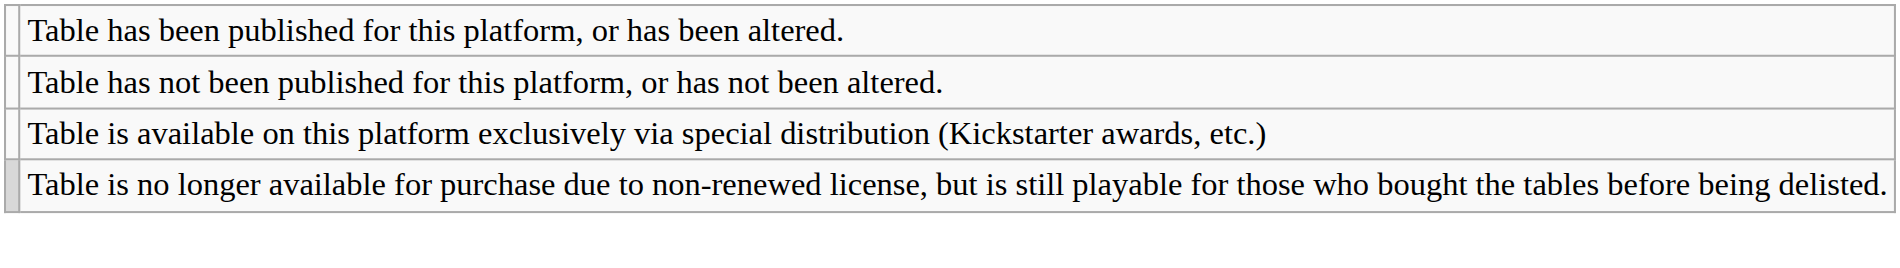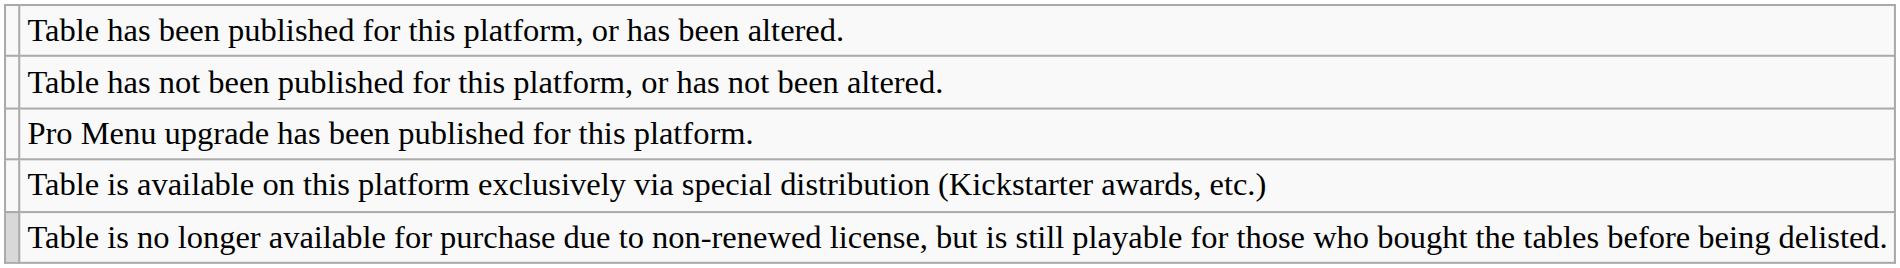+ row: (391, 133)
